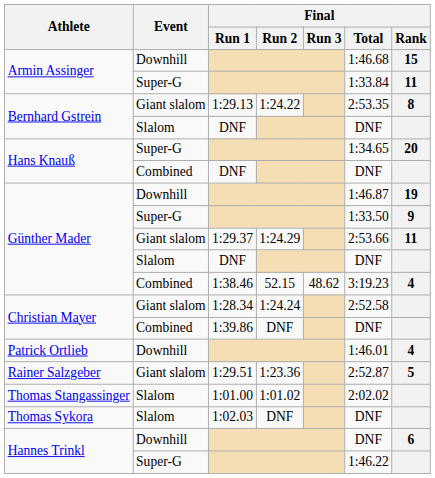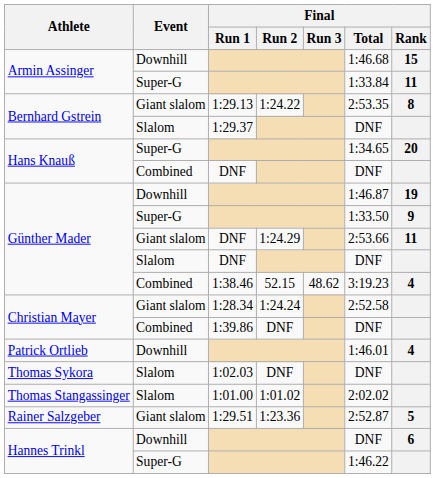(232, 127) DNF -> (232, 127) 1:29.37
(232, 239) 1:29.37 -> (232, 239) DNF
rows swapped: (54, 373) <-> (50, 417)
